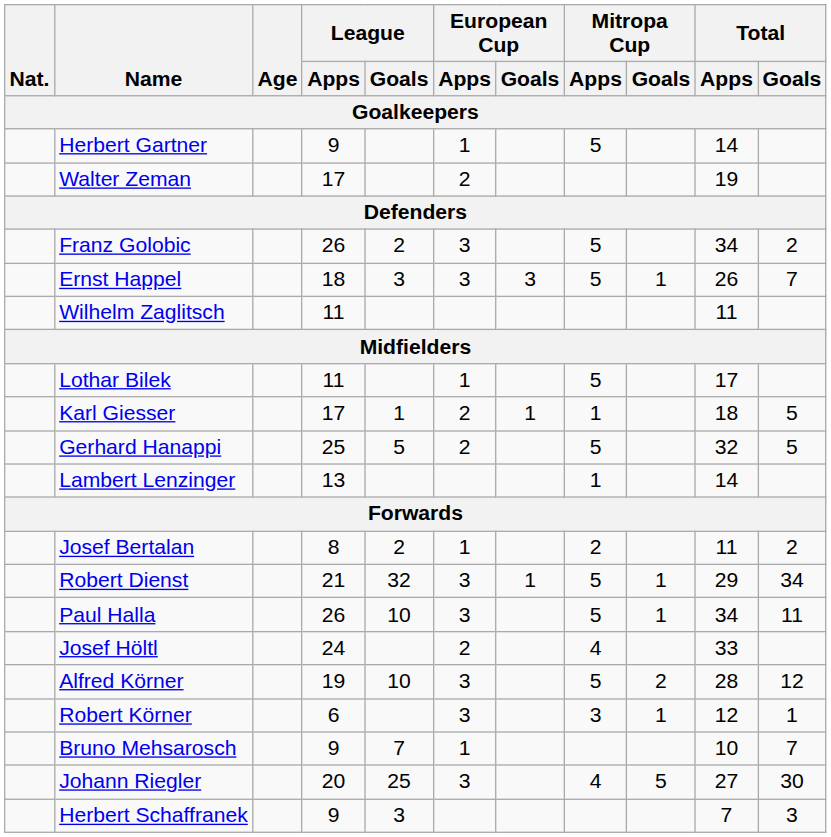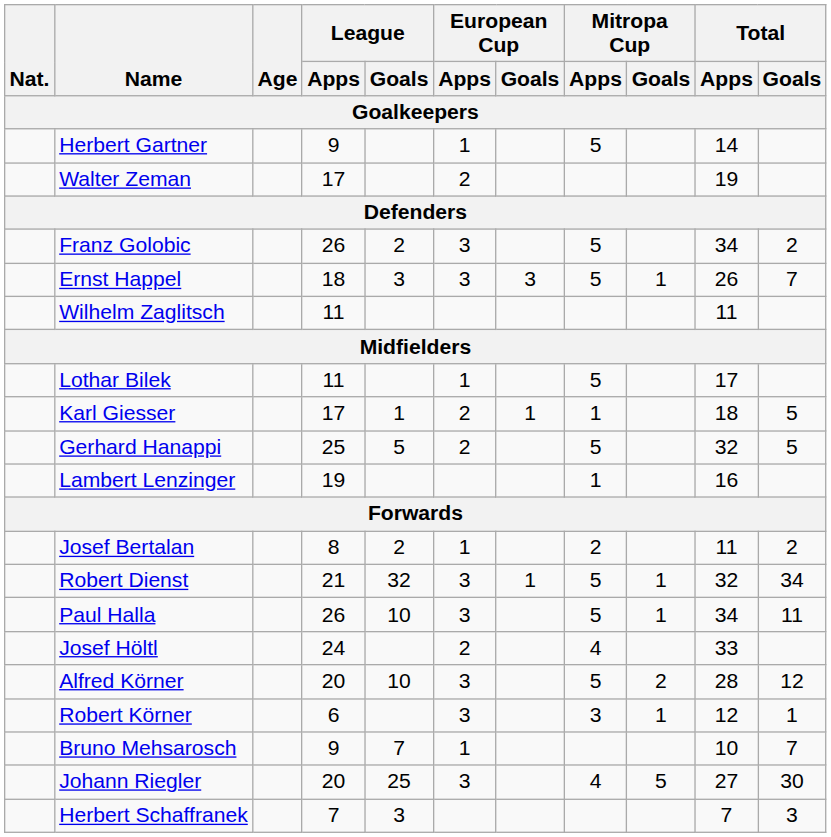(334, 480) 13 -> (334, 480) 19
(726, 480) 14 -> (726, 480) 16
(726, 580) 29 -> (726, 580) 32
(334, 681) 19 -> (334, 681) 20
(334, 815) 9 -> (334, 815) 7
